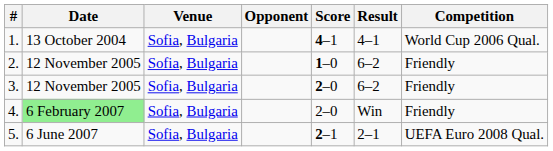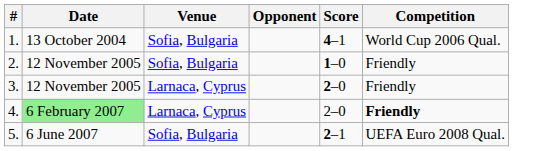- column: (378, 16)
(193, 87) Sofia, Bulgaria -> (197, 87) Larnaca, Cyprus
(193, 110) Sofia, Bulgaria -> (197, 110) Larnaca, Cyprus
(430, 110) normal -> (393, 110) bold
